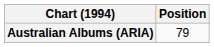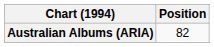(183, 33) 79 -> (183, 33) 82
